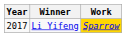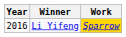(17, 26) 2017 -> (17, 26) 2016
